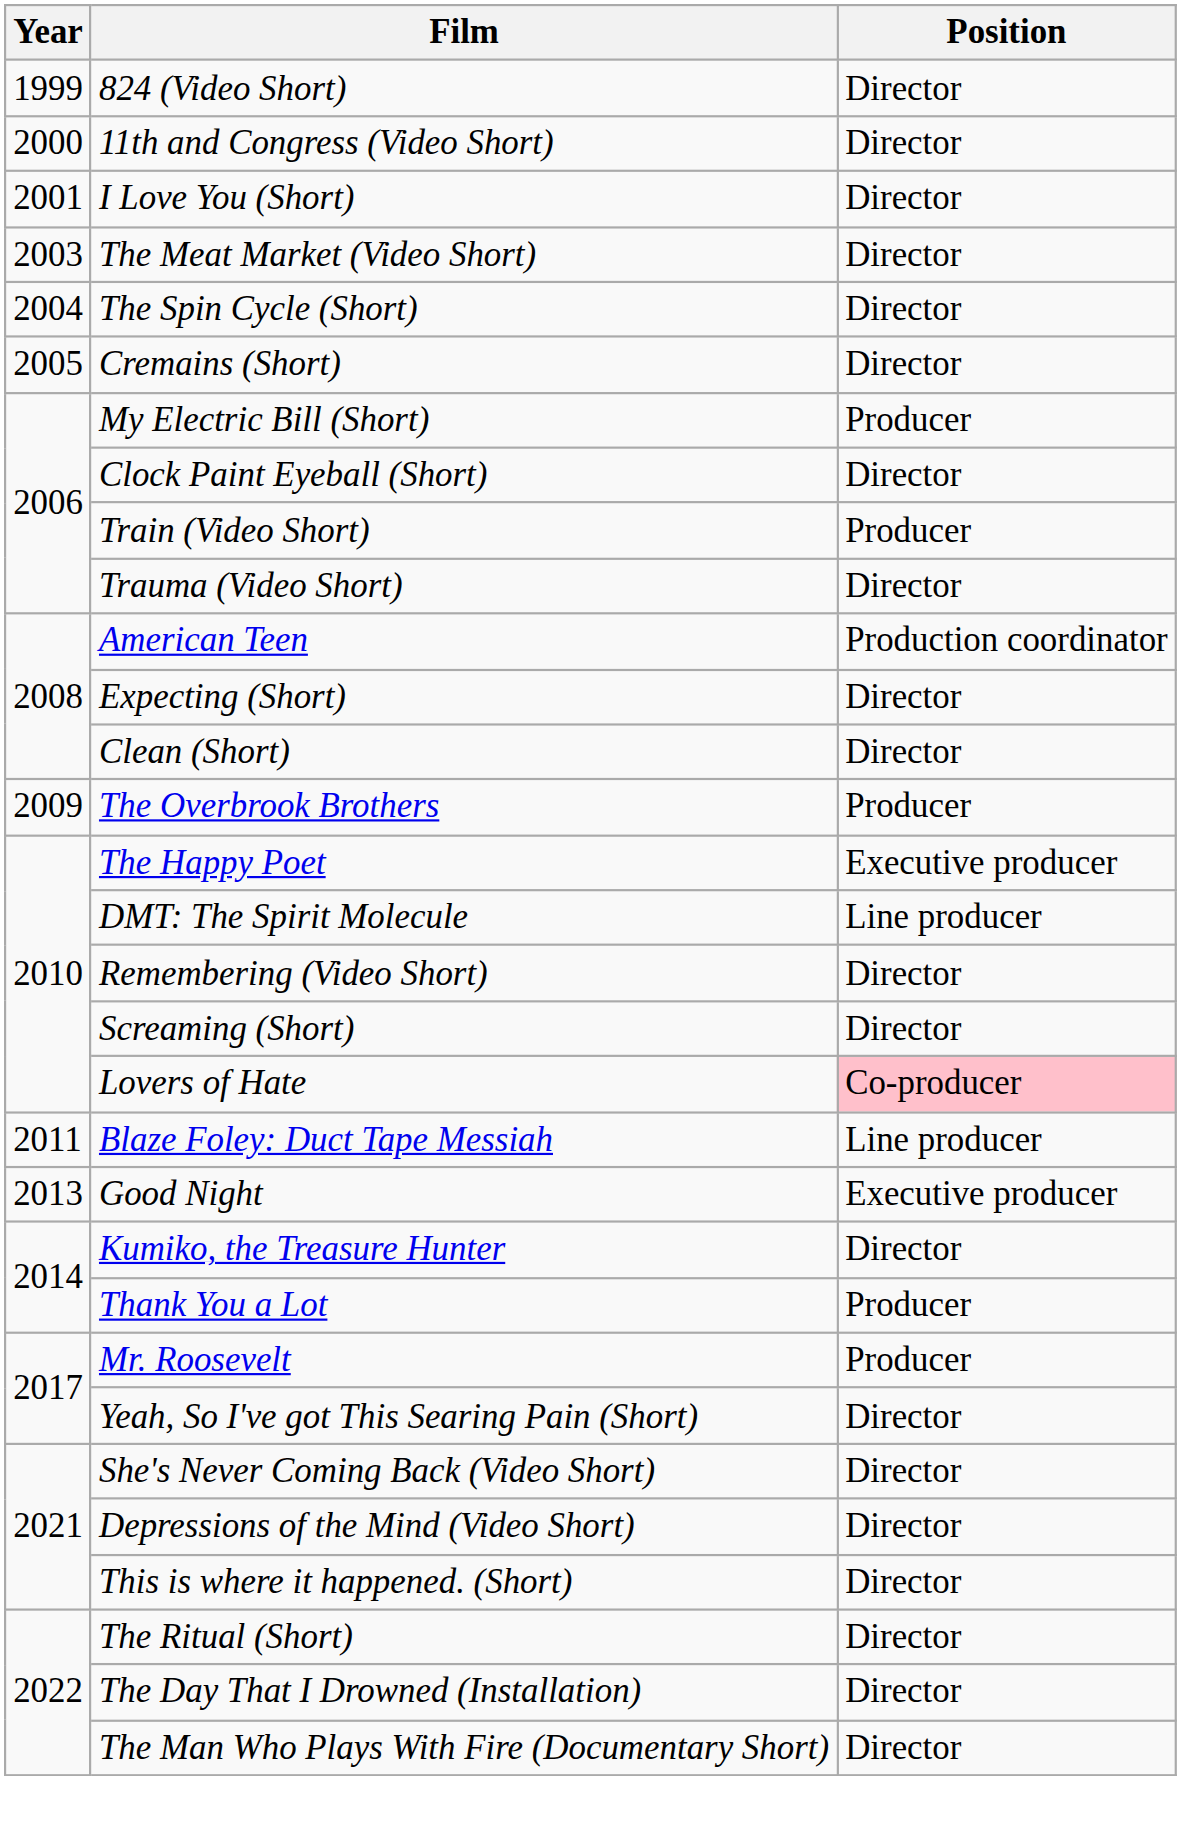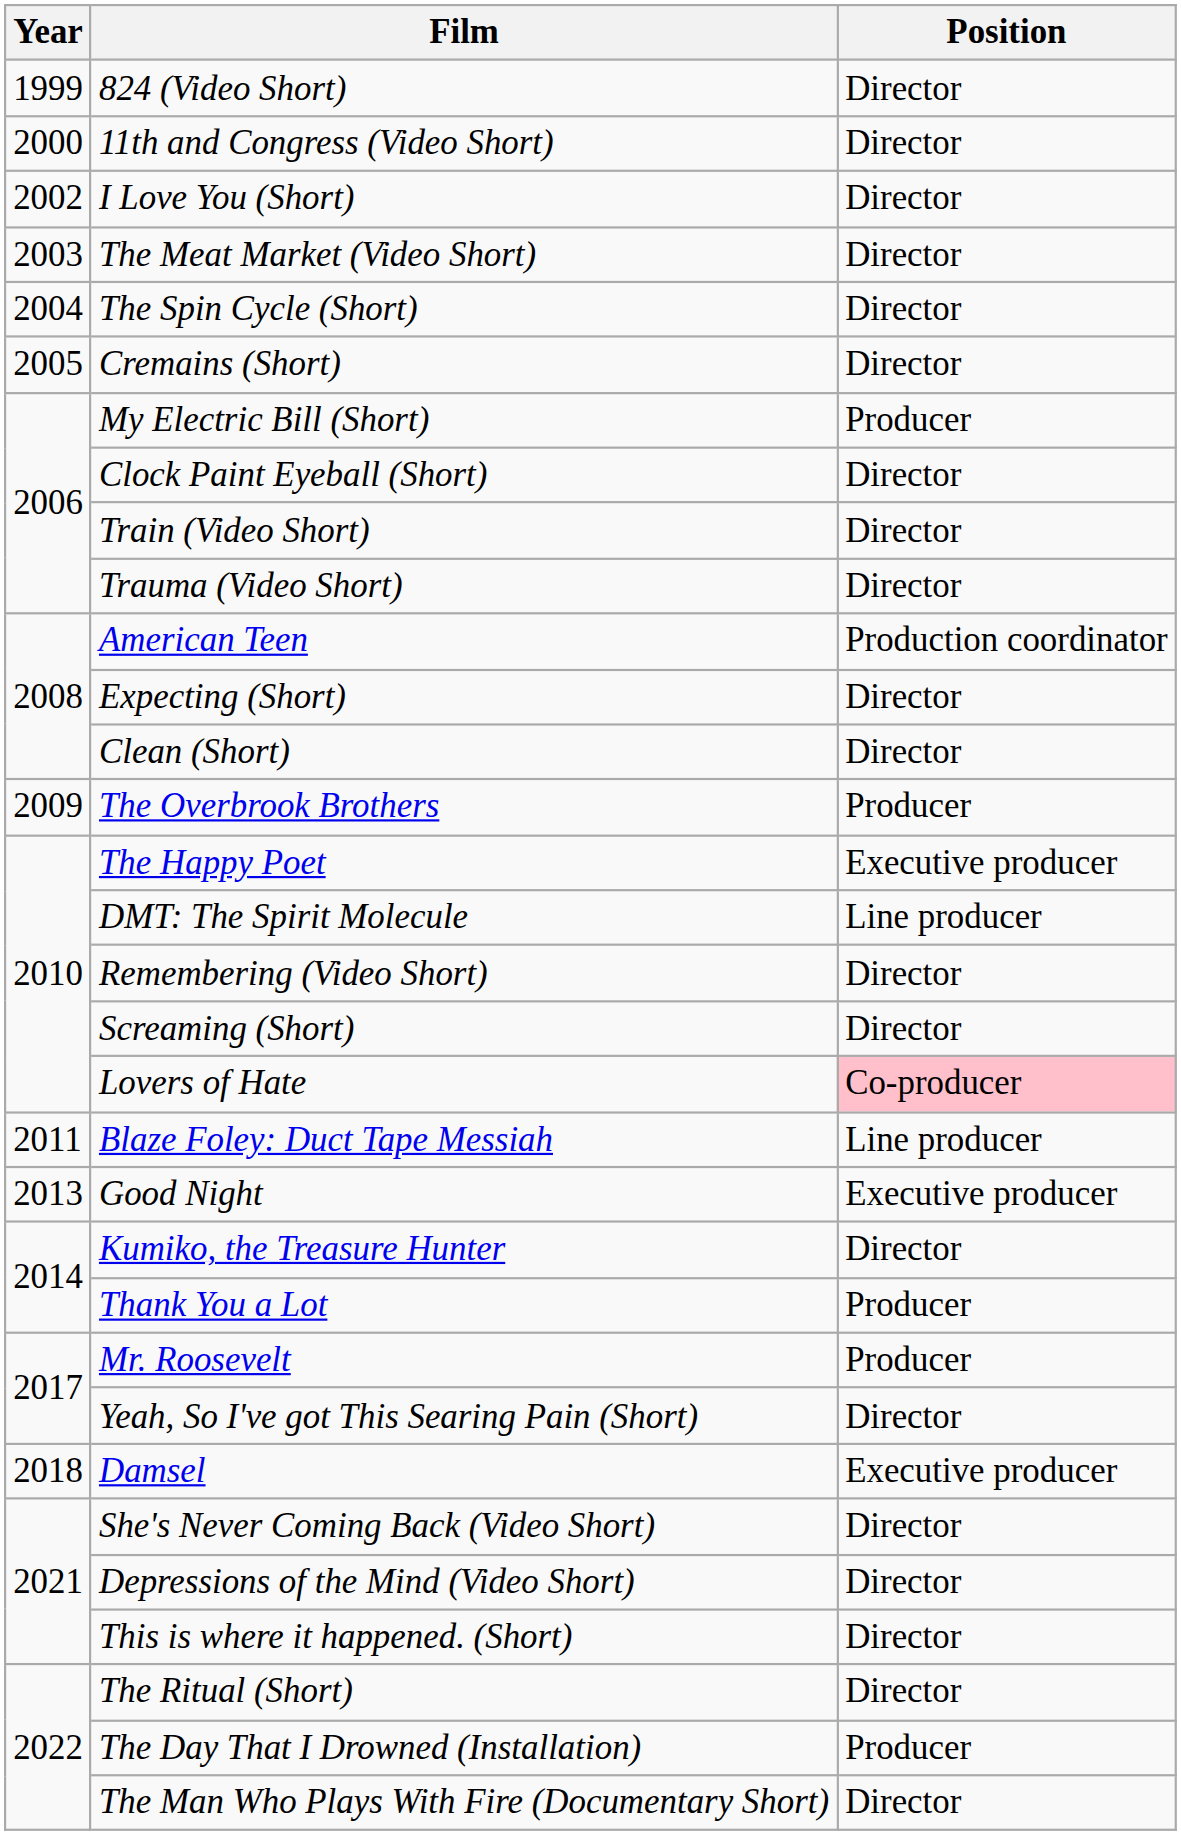(48, 198) 2001 -> (48, 198) 2002
(908, 530) Producer -> (903, 530) Director
+ row: (152, 1470)
(903, 1691) Director -> (908, 1747) Producer
